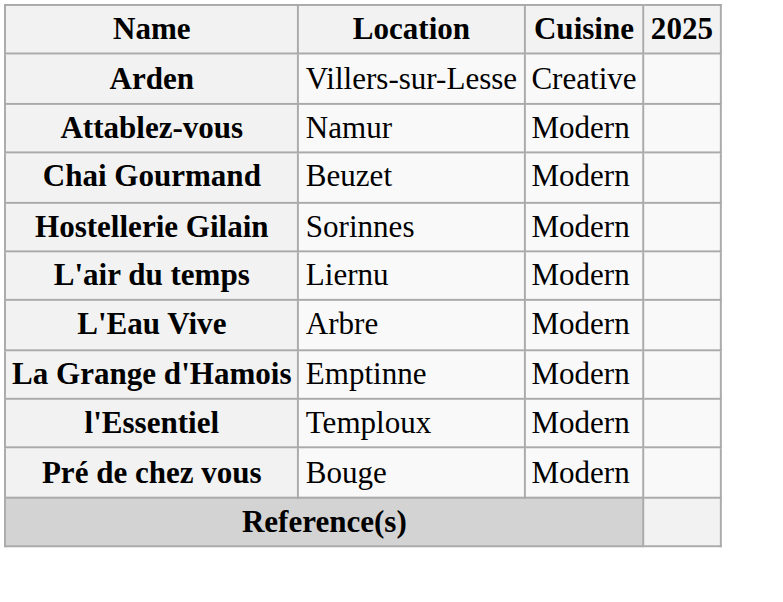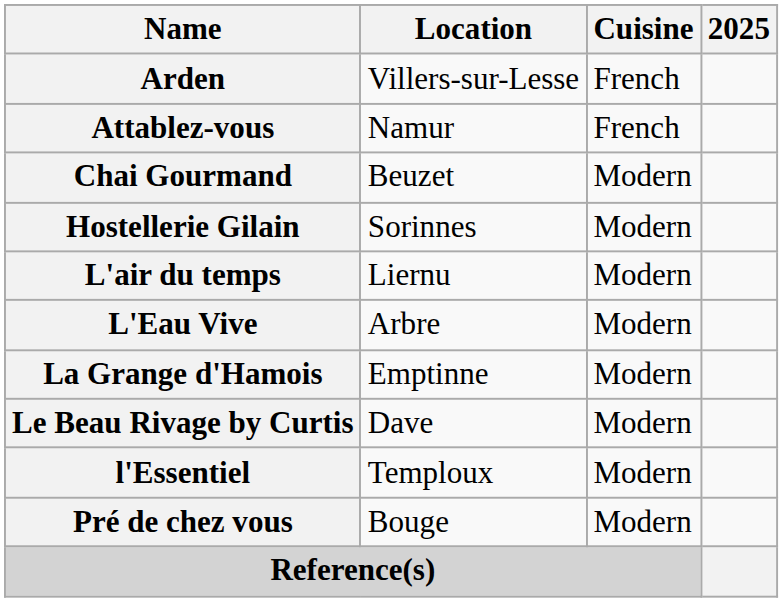(584, 78) Creative -> (637, 78) French
(581, 127) Modern -> (637, 127) French
+ row: (183, 422)
